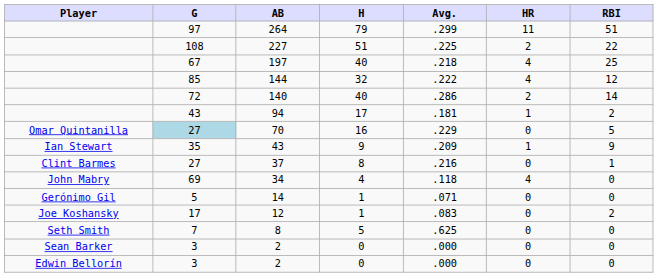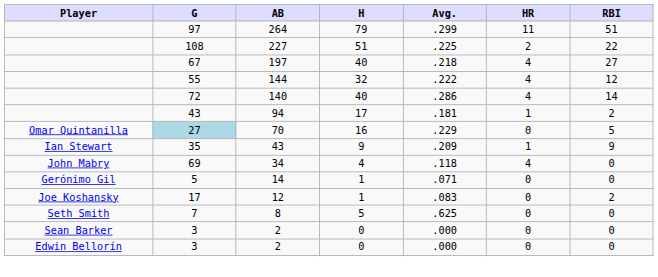(612, 63) 25 -> (612, 63) 27
(194, 80) 85 -> (194, 80) 55
(528, 96) 2 -> (528, 96) 4
- row: (79, 163)
